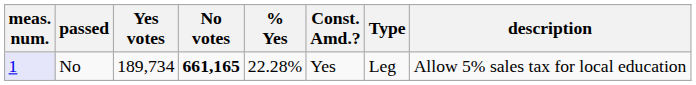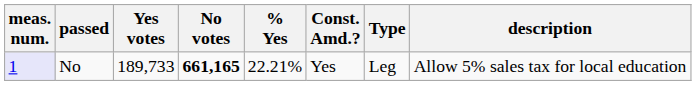(146, 66) 189,734 -> (146, 66) 189,733
(275, 66) 22.28% -> (275, 66) 22.21%
